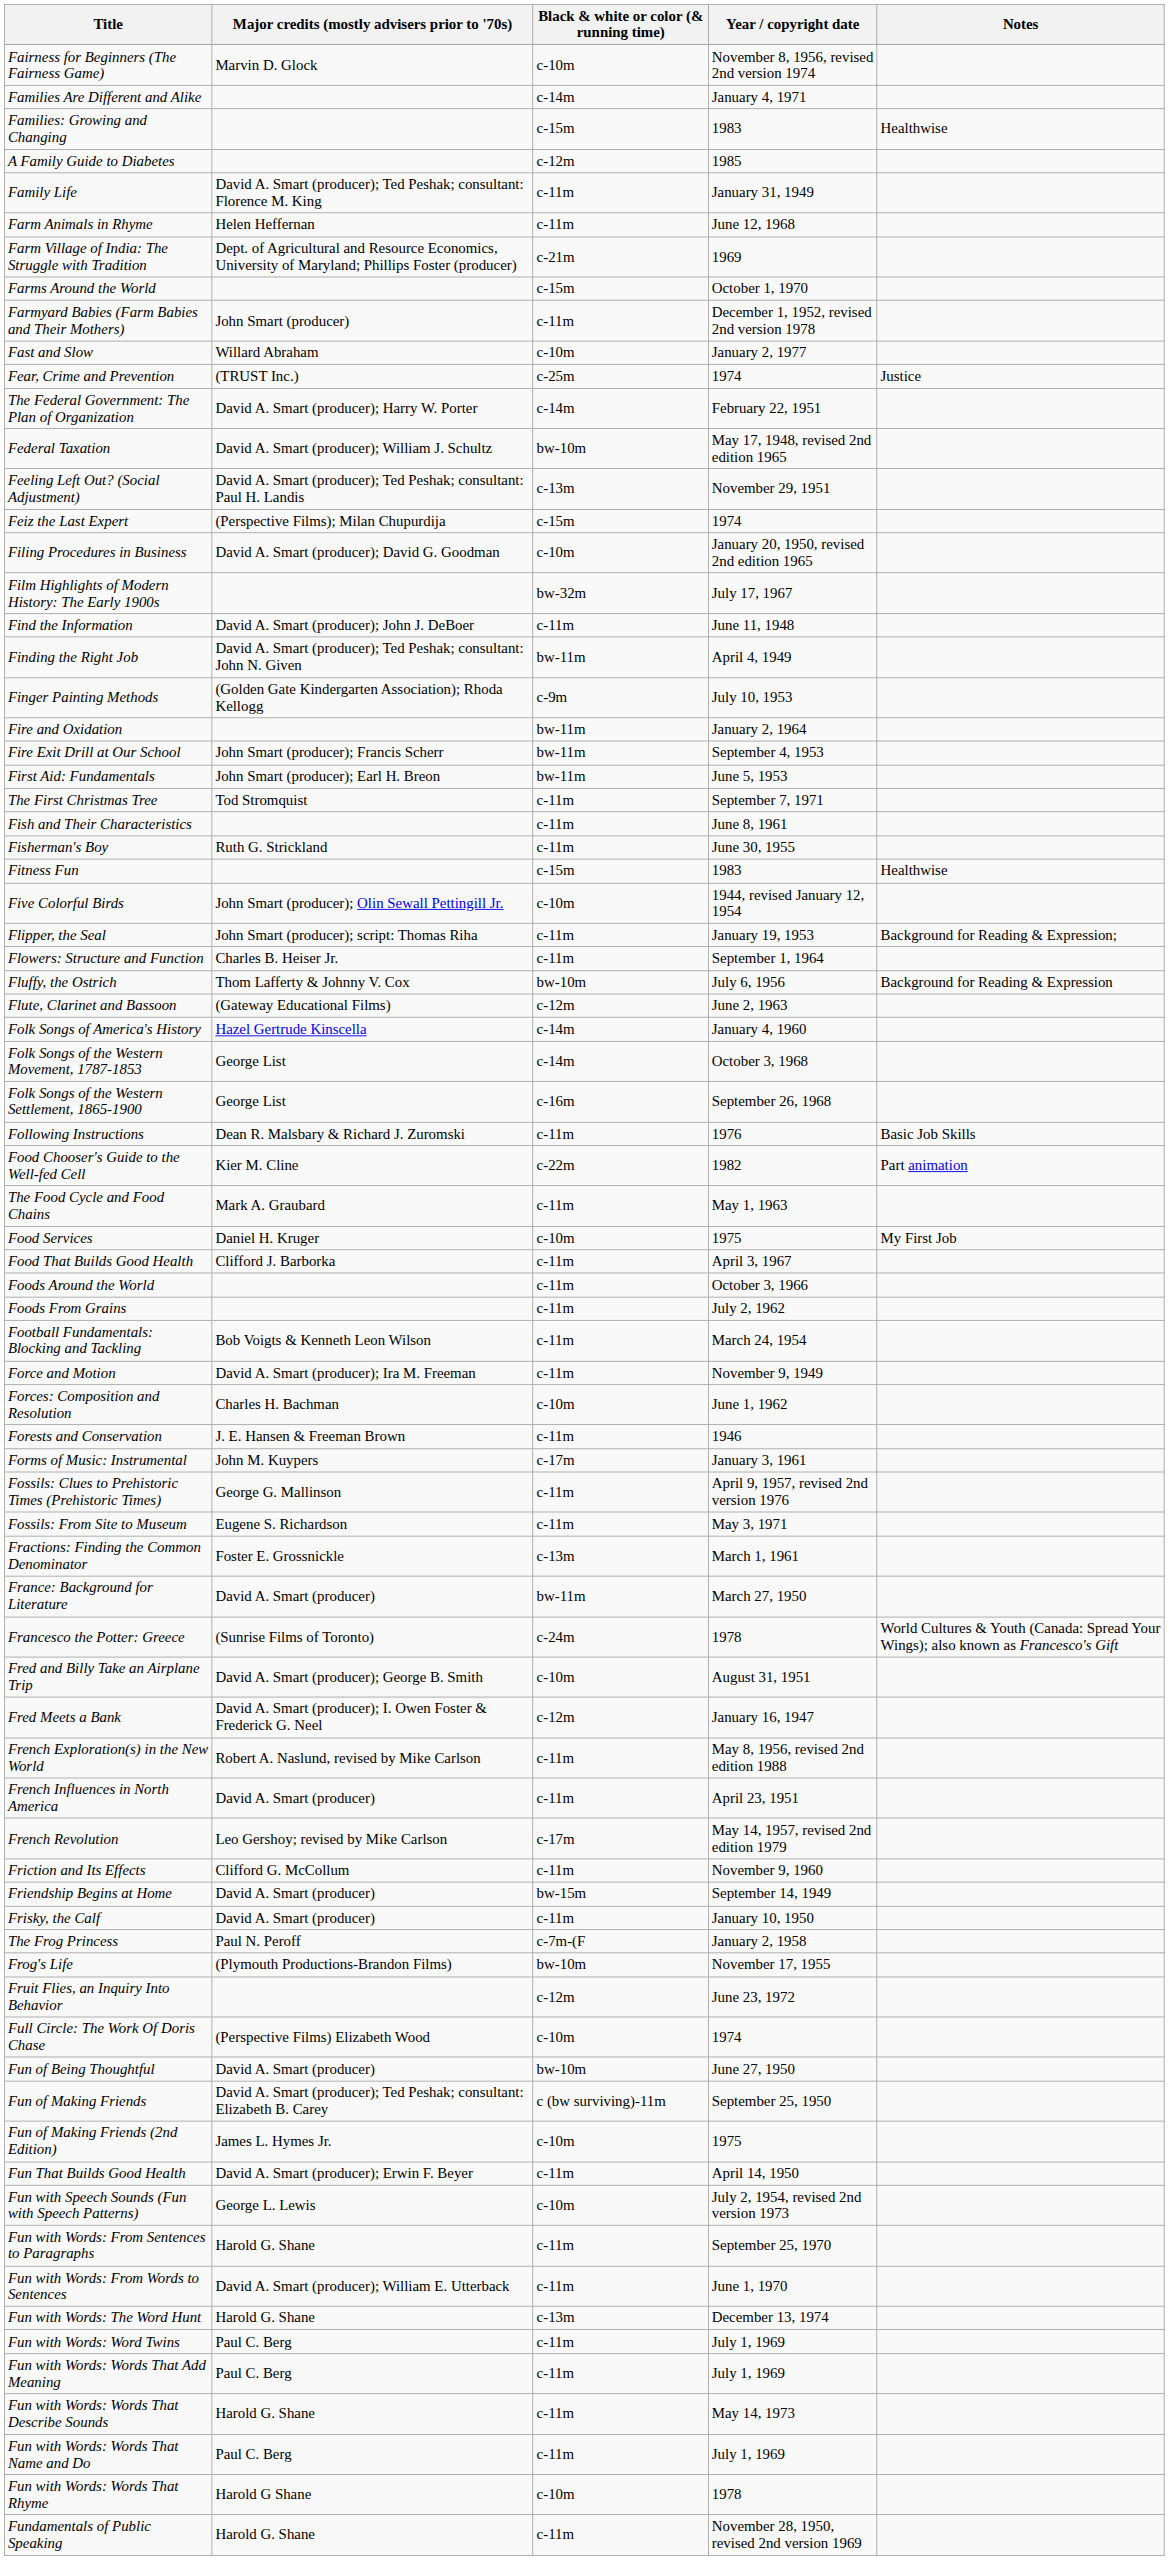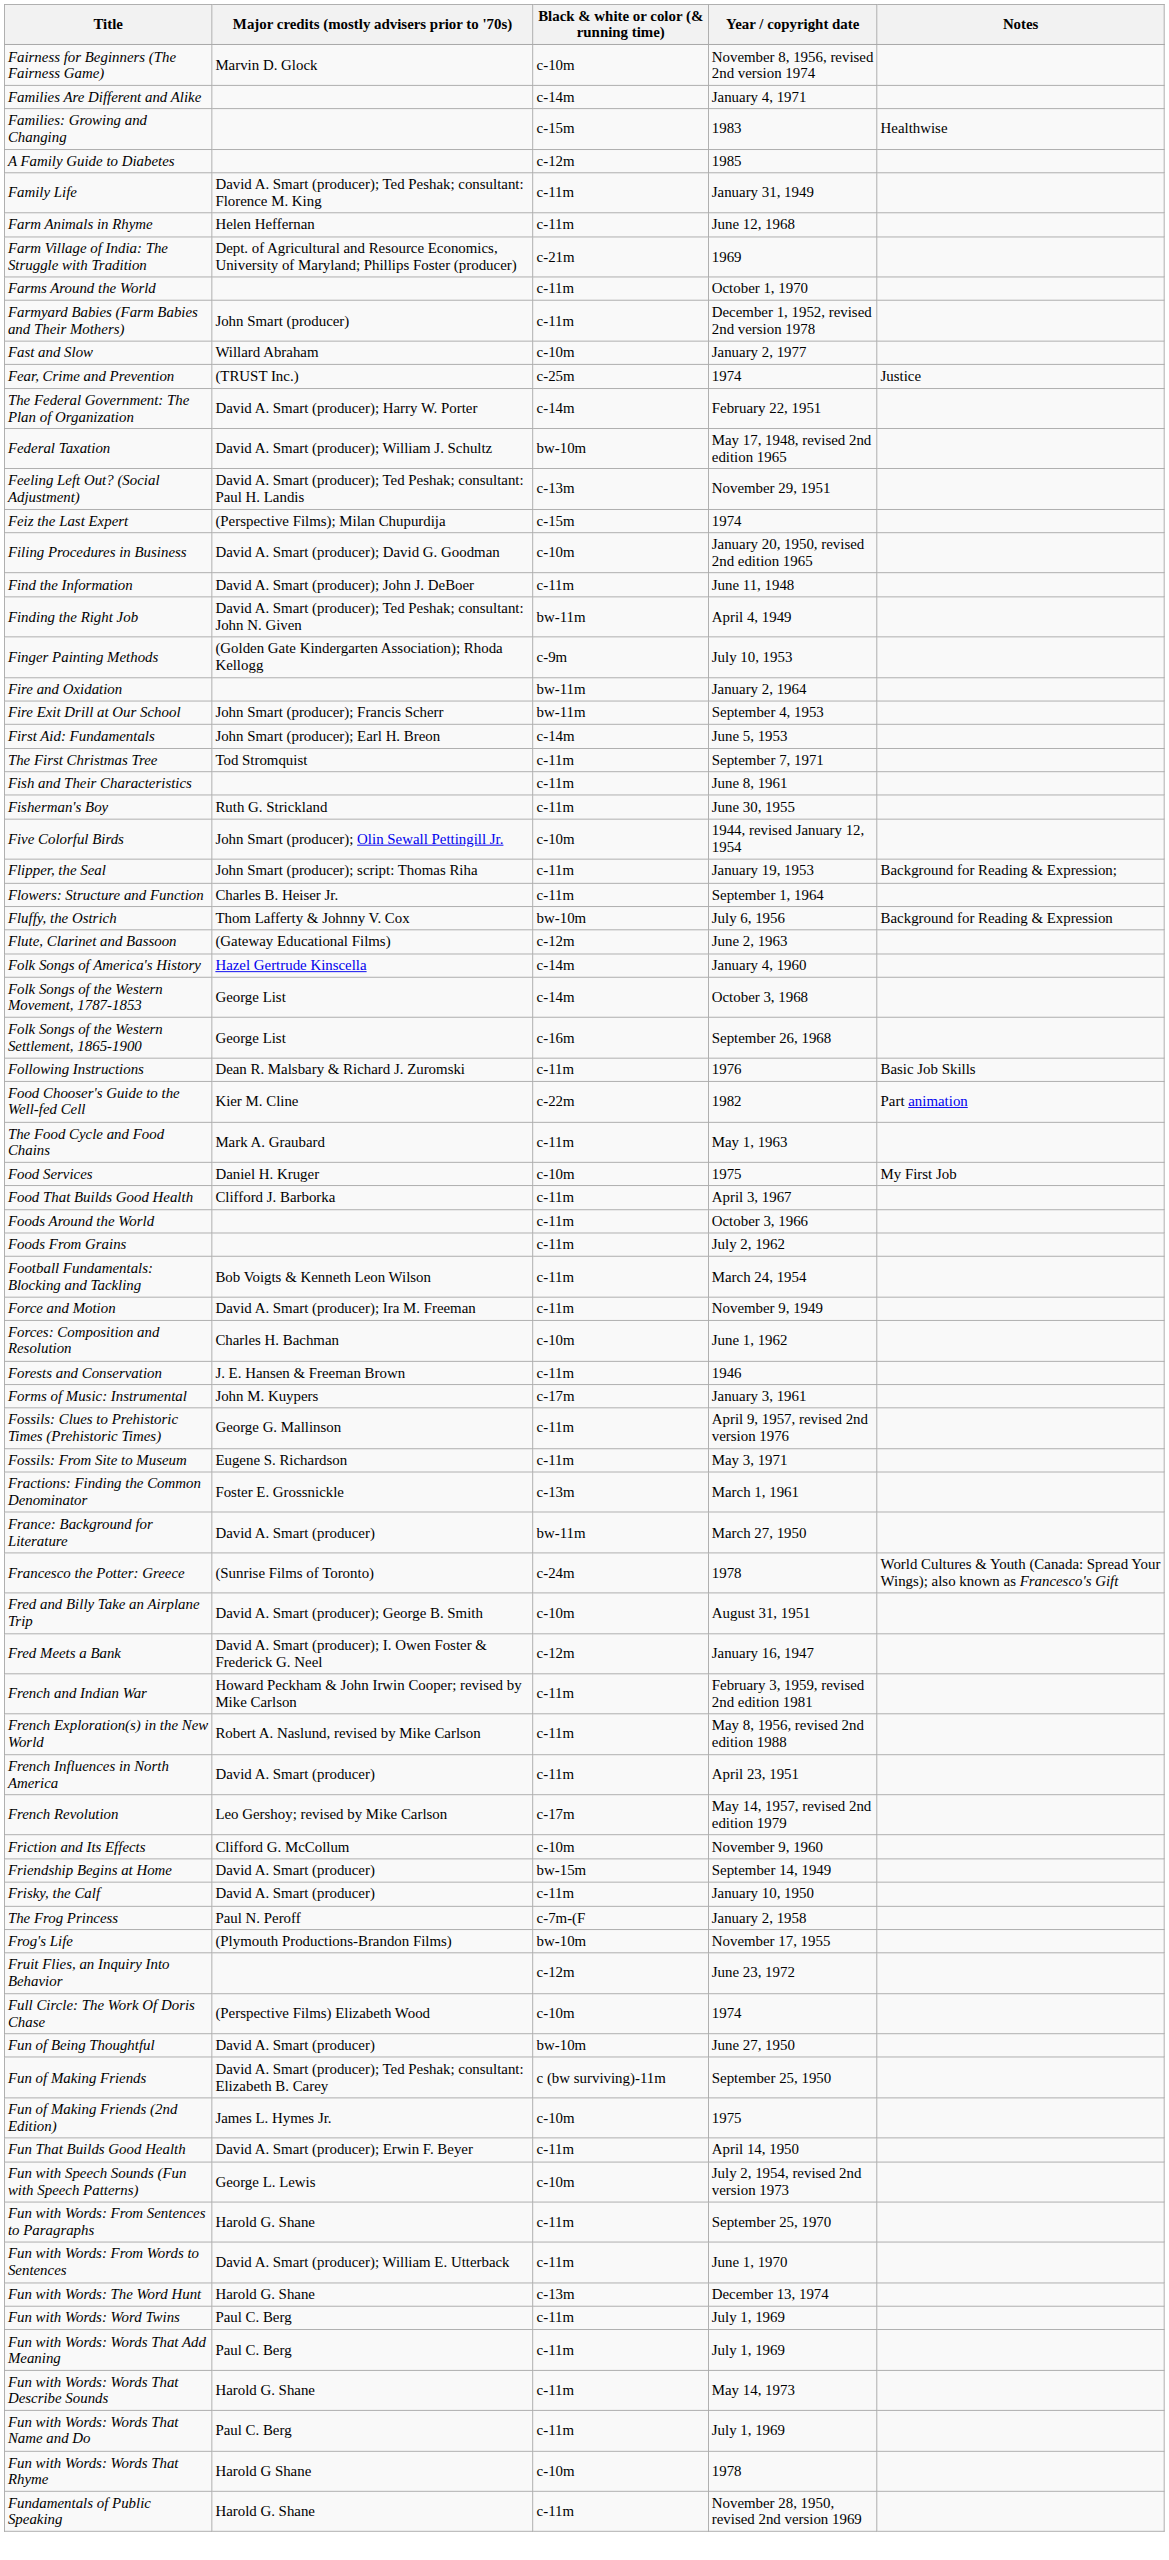(556, 288) c-15m -> (555, 288) c-11m
- row: (88, 593)
(561, 776) bw-11m -> (556, 736) c-14m
- row: (43, 871)
+ row: (77, 1693)
(555, 1870) c-11m -> (556, 1846) c-10m
